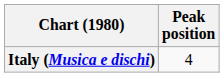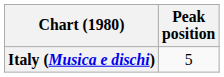(189, 59) 4 -> (189, 59) 5
